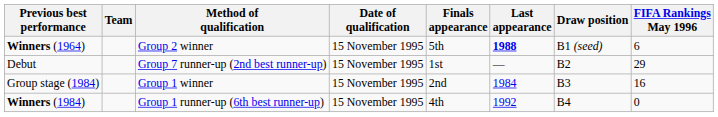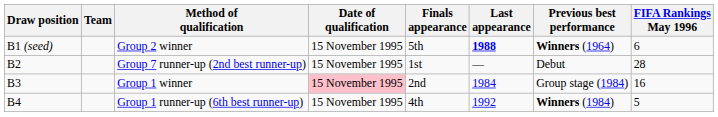columns swapped: (593, 20) <-> (53, 20)
(640, 64) 29 -> (640, 64) 28
(378, 83) no background -> (357, 83) pink background
(637, 102) 0 -> (637, 102) 5
